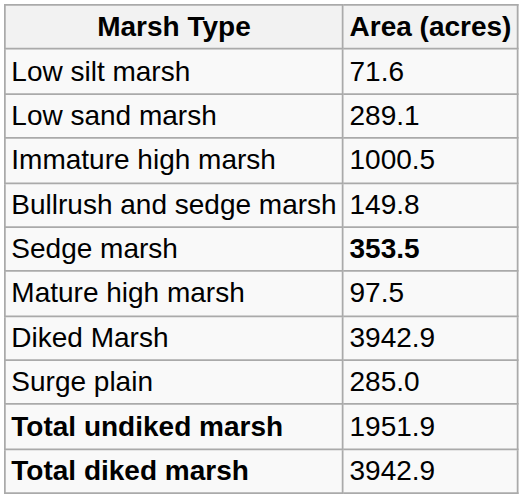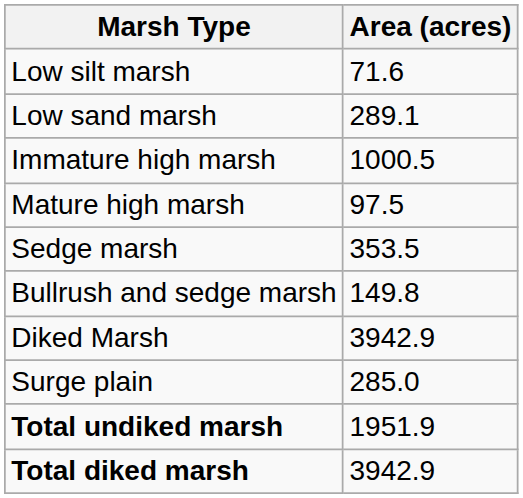rows swapped: (128, 293) <-> (174, 204)
(385, 248) bold -> (385, 248) normal
